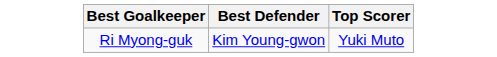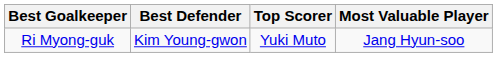+ column: (414, 16)
